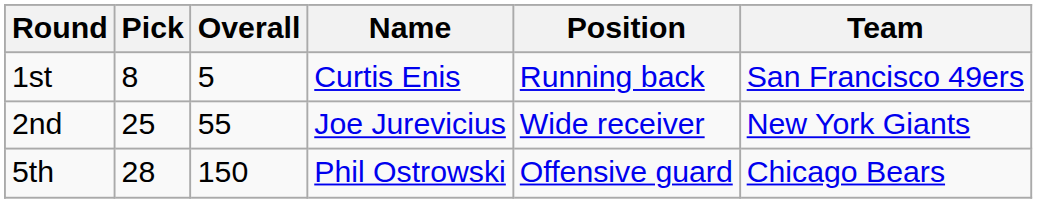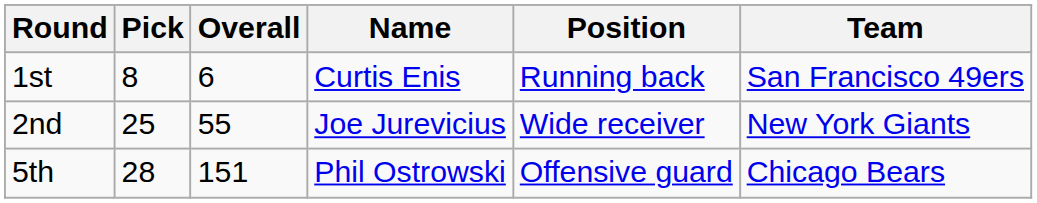(206, 76) 5 -> (206, 76) 6
(223, 172) 150 -> (223, 172) 151
